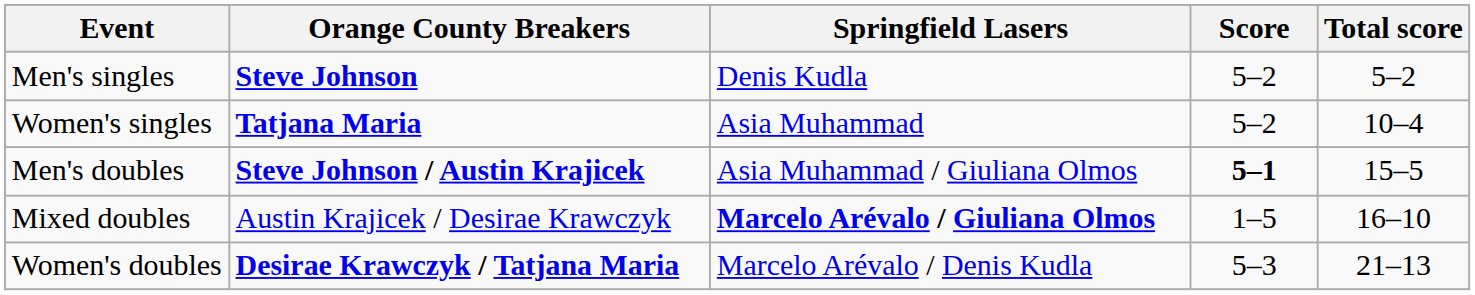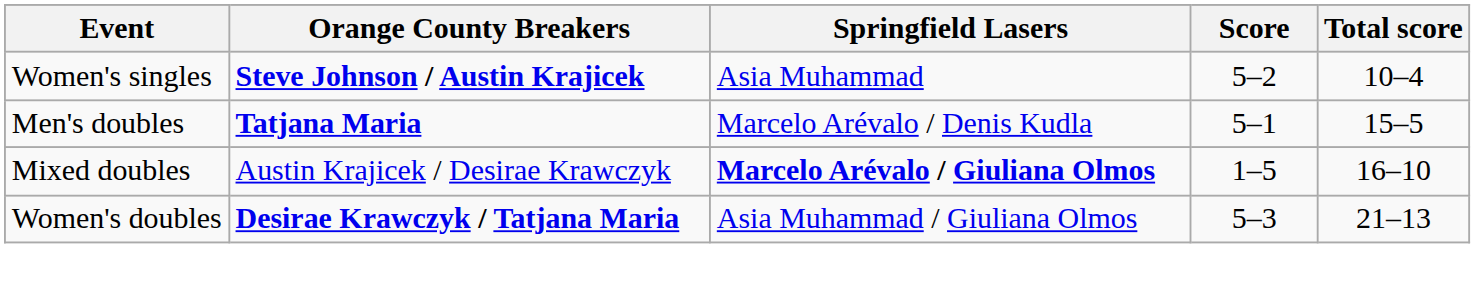- row: (93, 75)
(328, 123) Tatjana Maria -> (440, 75) Steve Johnson / Austin Krajicek
(440, 170) Steve Johnson / Austin Krajicek -> (328, 123) Tatjana Maria
(927, 170) Asia Muhammad / Giuliana Olmos -> (905, 123) Marcelo Arévalo / Denis Kudla
(1254, 170) bold -> (1254, 123) normal
(905, 265) Marcelo Arévalo / Denis Kudla -> (927, 218) Asia Muhammad / Giuliana Olmos
